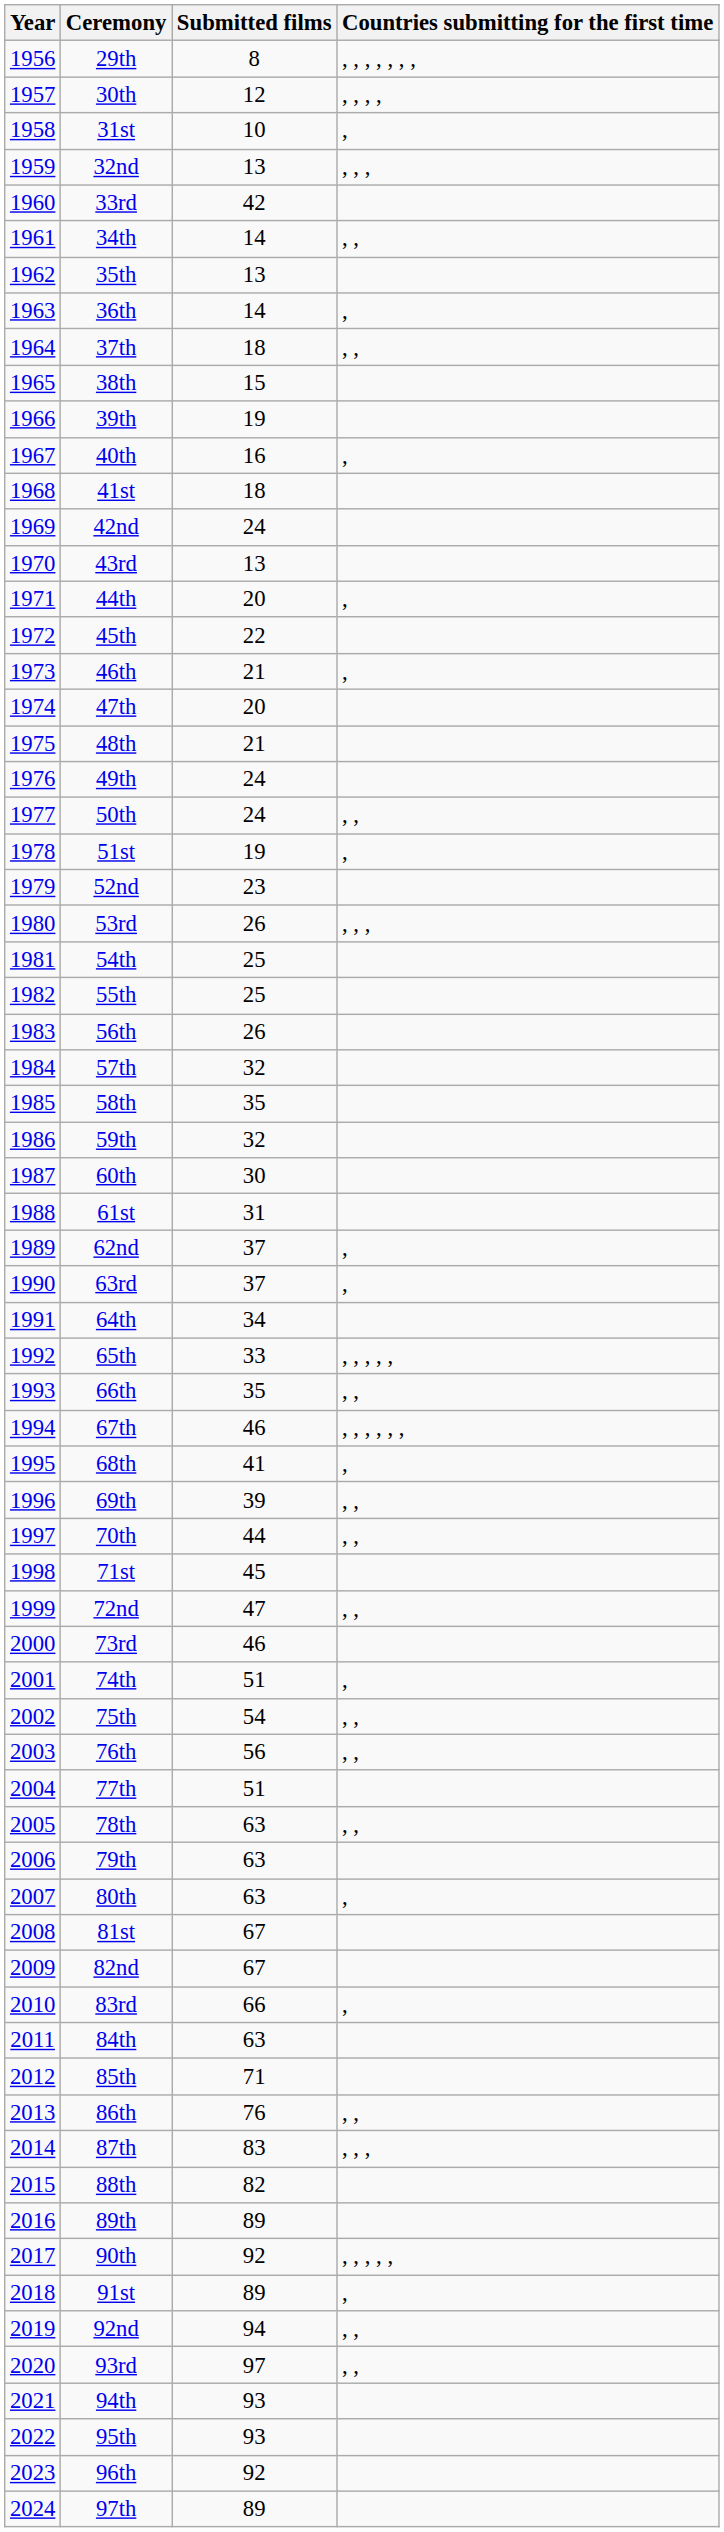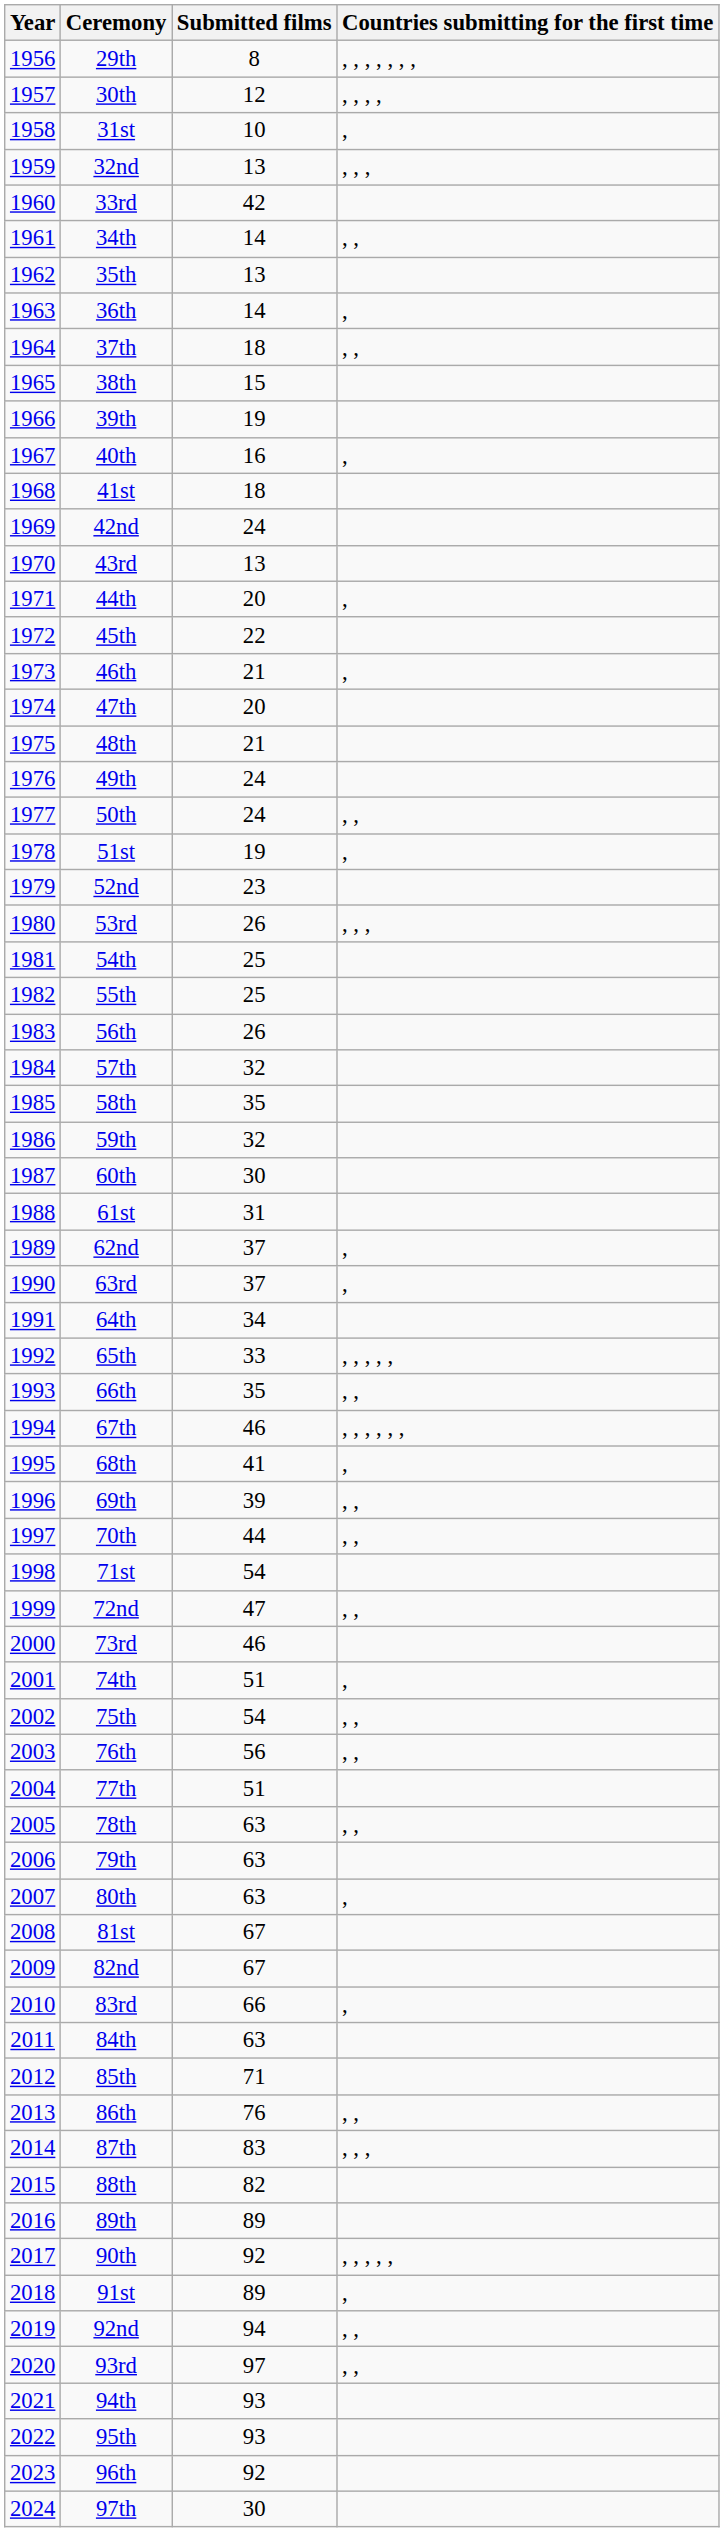(254, 1571) 45 -> (254, 1571) 54
(254, 2508) 89 -> (254, 2508) 30
